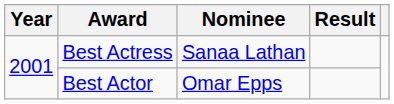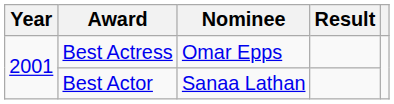(244, 51) Sanaa Lathan -> (232, 51) Omar Epps
(232, 83) Omar Epps -> (244, 83) Sanaa Lathan
